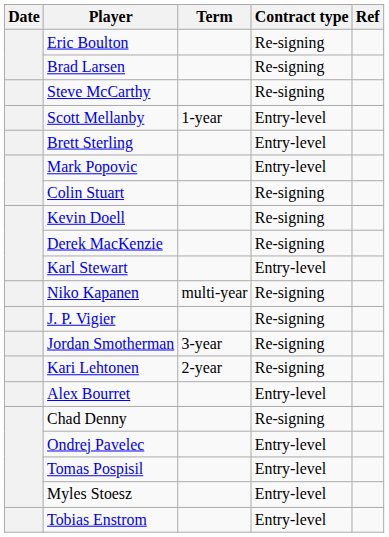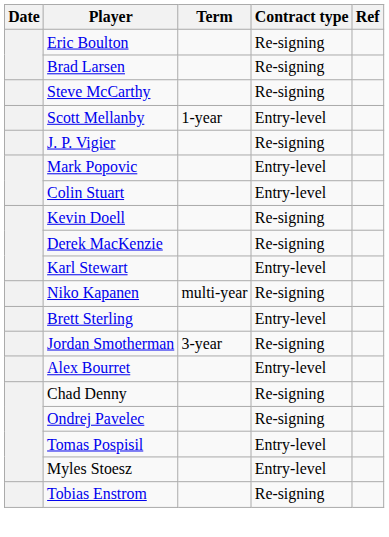rows swapped: (90, 142) <-> (81, 318)
(290, 192) Re-signing -> (290, 192) Entry-level
- row: (93, 368)
(290, 444) Entry-level -> (290, 419) Re-signing
(290, 519) Entry-level -> (290, 494) Re-signing
